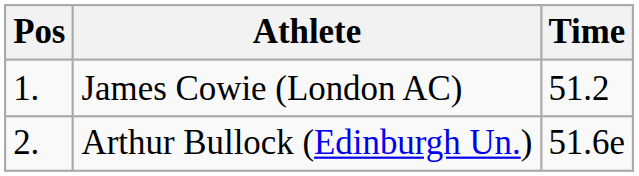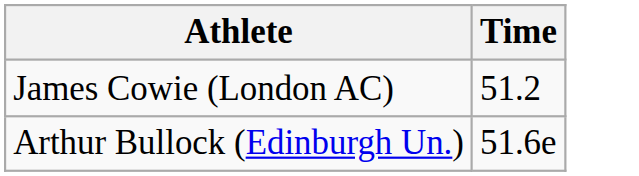- column: (39, 32)
